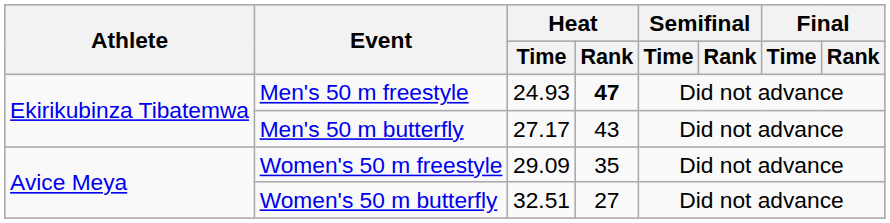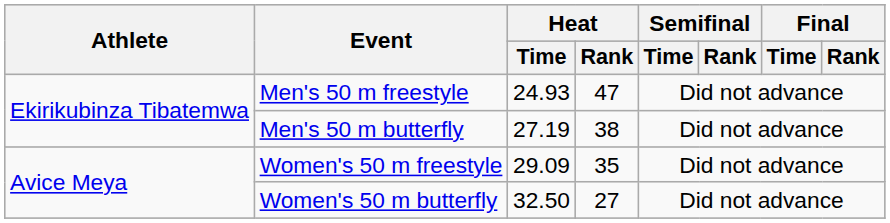(607, 93) bold -> (607, 93) normal
(542, 129) 27.17 -> (542, 129) 27.19
(607, 129) 43 -> (607, 129) 38
(542, 201) 32.51 -> (542, 201) 32.50
